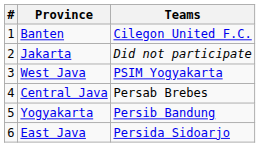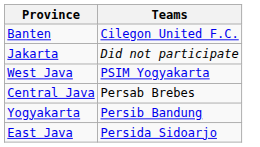- column: (11, 14)
